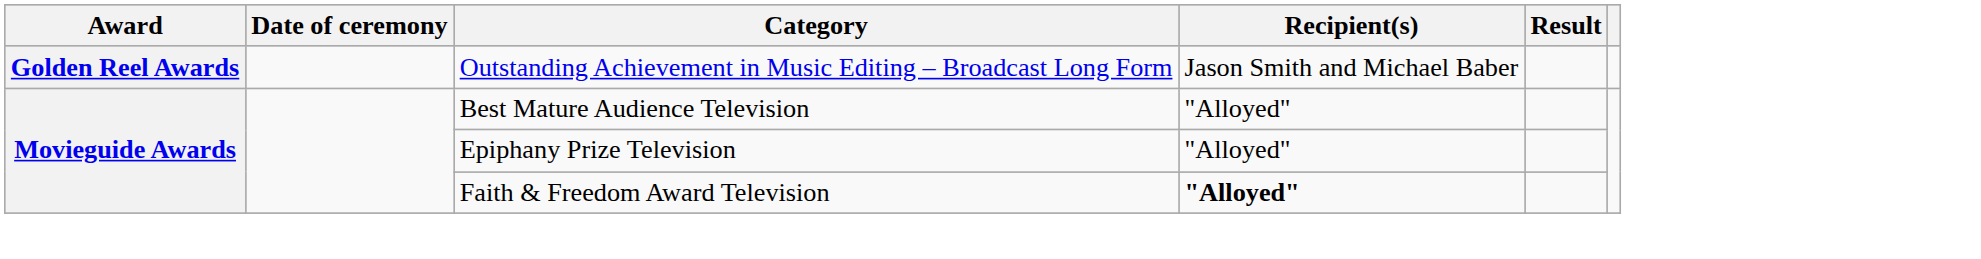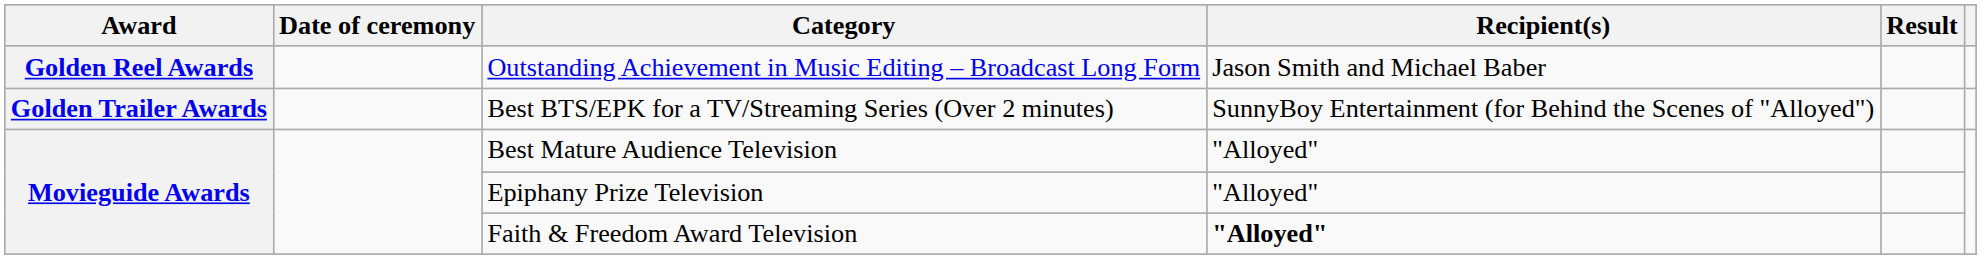+ row: (801, 108)
